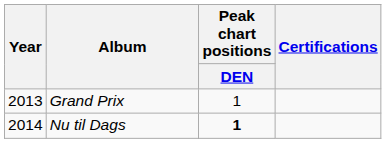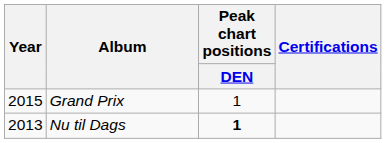(25, 100) 2013 -> (25, 100) 2015
(25, 125) 2014 -> (25, 125) 2013
